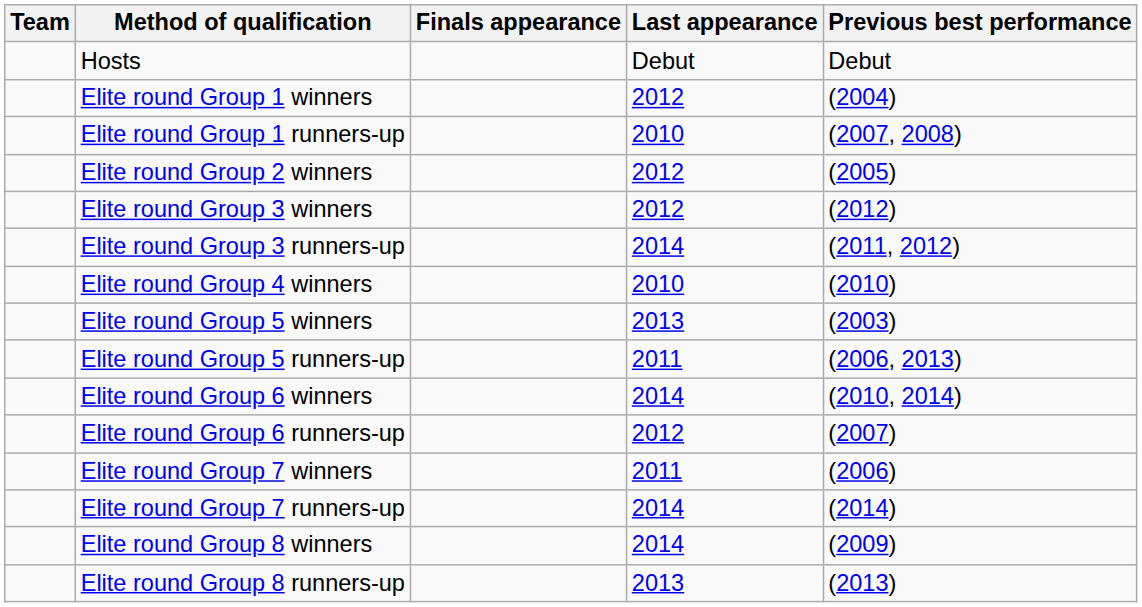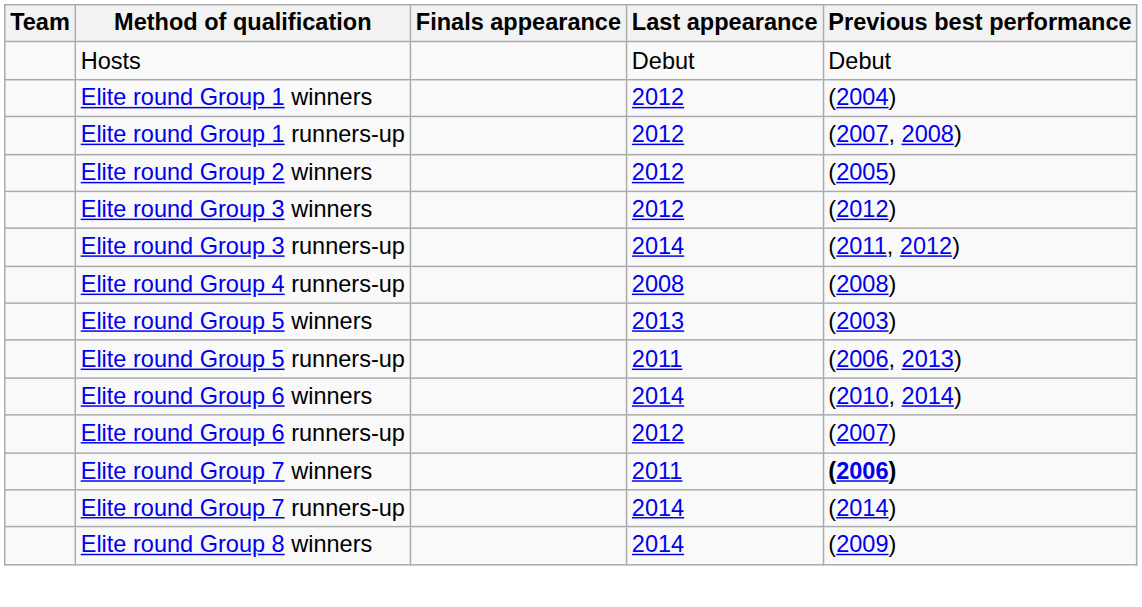(658, 135) 2010 -> (658, 135) 2012
- row: (226, 284)
+ row: (243, 284)
(862, 470) normal -> (862, 470) bold
- row: (243, 582)
